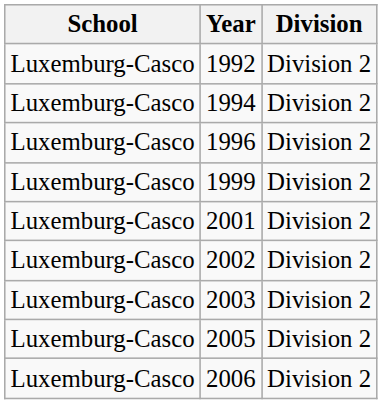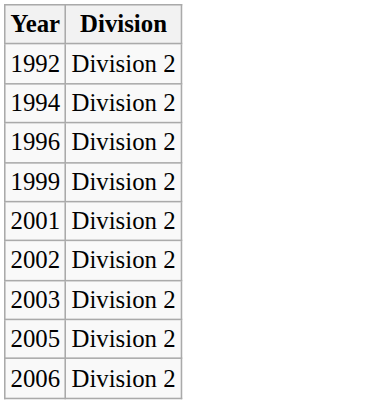- column: (103, 24)
